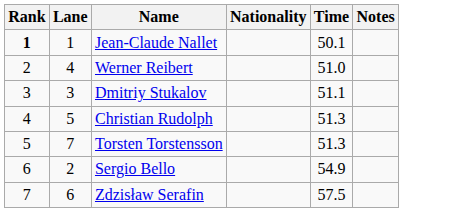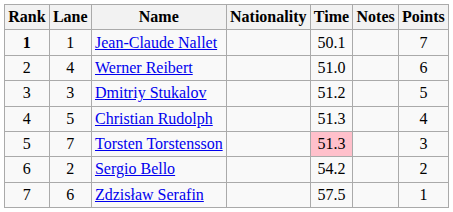+ column: (423, 17)
(331, 93) 51.1 -> (331, 93) 51.2
(331, 144) no background -> (331, 144) pink background
(331, 169) 54.9 -> (331, 169) 54.2
